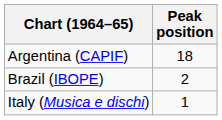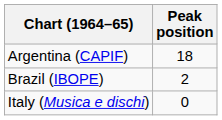(185, 102) 1 -> (185, 102) 0
